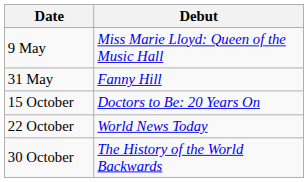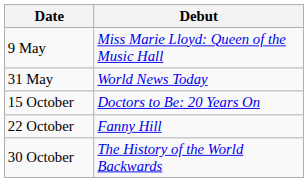(130, 79) Fanny Hill -> (153, 79) World News Today
(153, 126) World News Today -> (130, 126) Fanny Hill
